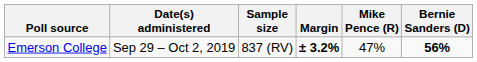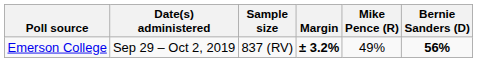(372, 48) 47% -> (372, 48) 49%
